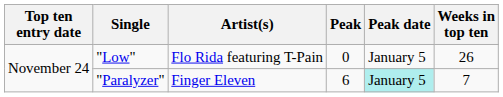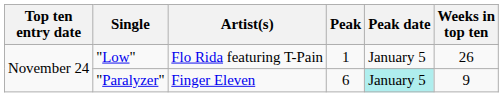(346, 56) 0 -> (346, 56) 1
(466, 80) 7 -> (466, 80) 9
